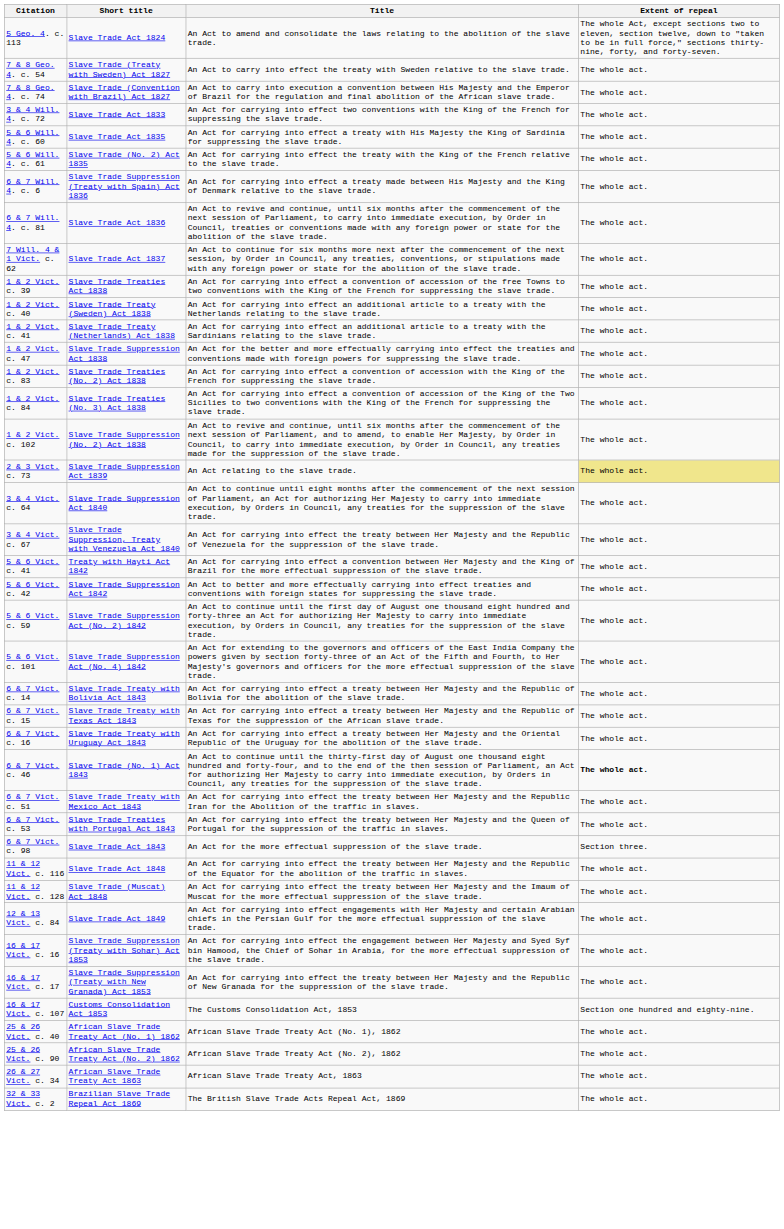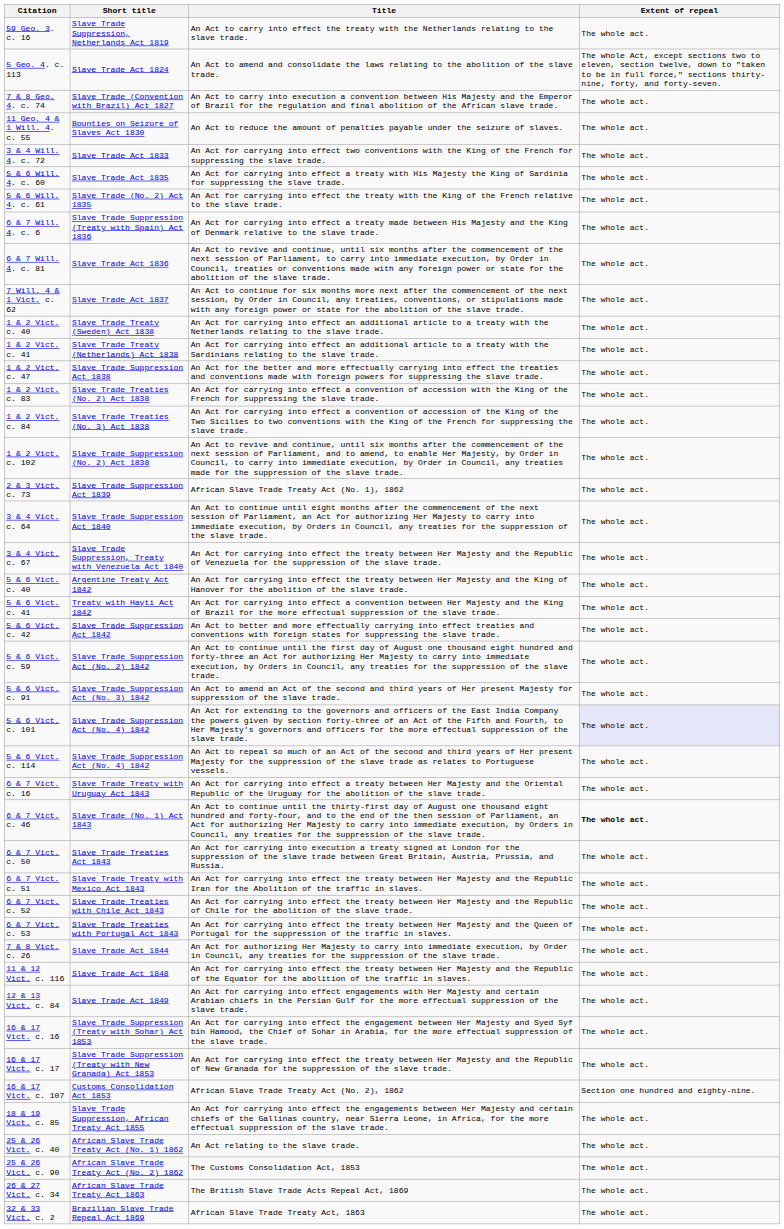+ row: (30, 33)
- row: (30, 70)
+ row: (33, 129)
- row: (33, 286)
(272, 471) An Act relating to the slave trade. -> (297, 490) African Slave Trade Treaty Act (No. 1), 1862
(614, 471) khaki background -> (615, 490) no background
+ row: (33, 585)
+ row: (33, 693)
(614, 662) no background -> (615, 725) lavender background
+ row: (33, 762)
- row: (33, 693)
- row: (33, 716)
+ row: (33, 857)
+ row: (33, 906)
- row: (33, 847)
+ row: (33, 951)
- row: (35, 892)
(272, 1009) The Customs Consolidation Act, 1853 -> (297, 1091) African Slave Trade Treaty Act (No. 2), 1862
+ row: (33, 1118)
(294, 1032) African Slave Trade Treaty Act (No. 1), 1862 -> (275, 1145) An Act relating to the slave trade.
(294, 1054) African Slave Trade Treaty Act (No. 2), 1862 -> (275, 1168) The Customs Consolidation Act, 1853
(275, 1077) African Slave Trade Treaty Act, 1863 -> (299, 1190) The British Slave Trade Acts Repeal Act, 1869
(296, 1099) The British Slave Trade Acts Repeal Act, 1869 -> (278, 1213) African Slave Trade Treaty Act, 1863
